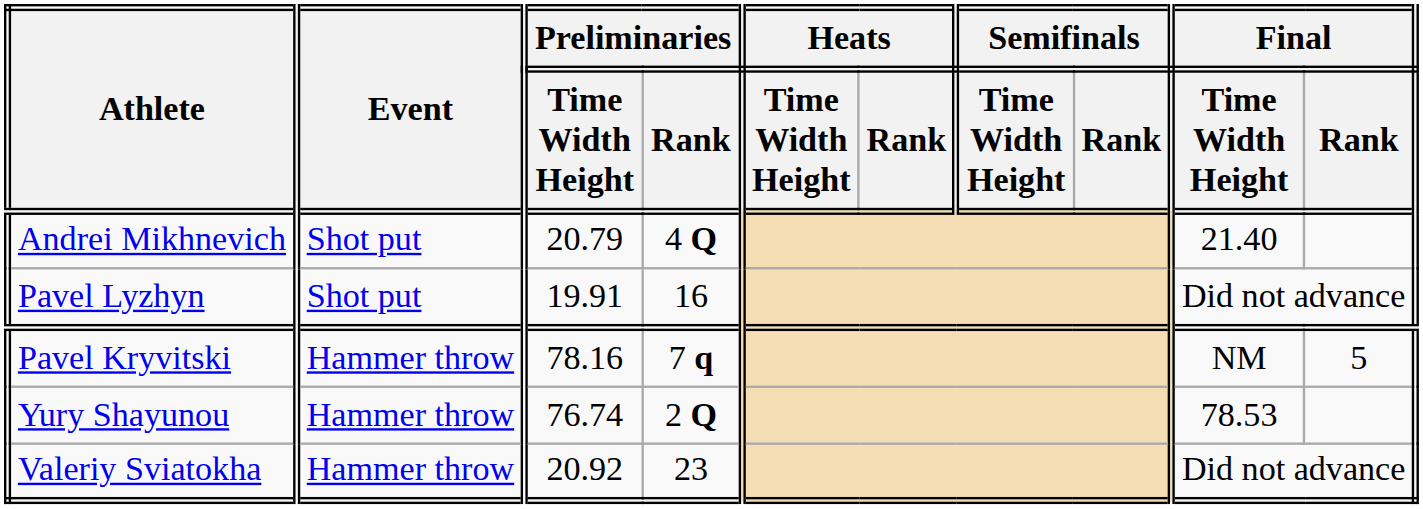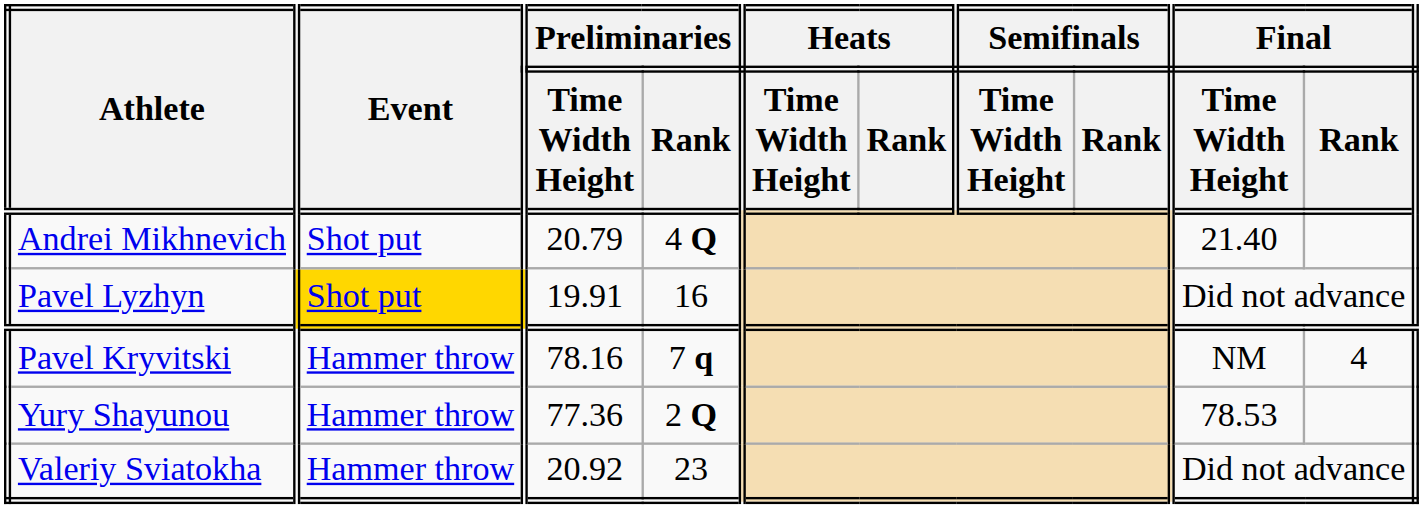(364, 296) no background -> (364, 296) gold background
(1359, 357) 5 -> (1359, 357) 4
(585, 414) 76.74 -> (585, 414) 77.36
